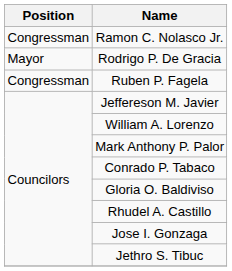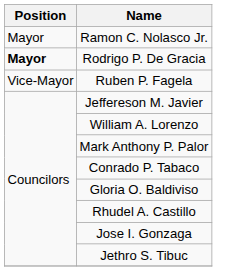(48, 37) Congressman -> (26, 37) Mayor
(26, 59) normal -> (27, 59) bold
(48, 81) Congressman -> (40, 81) Vice-Mayor
